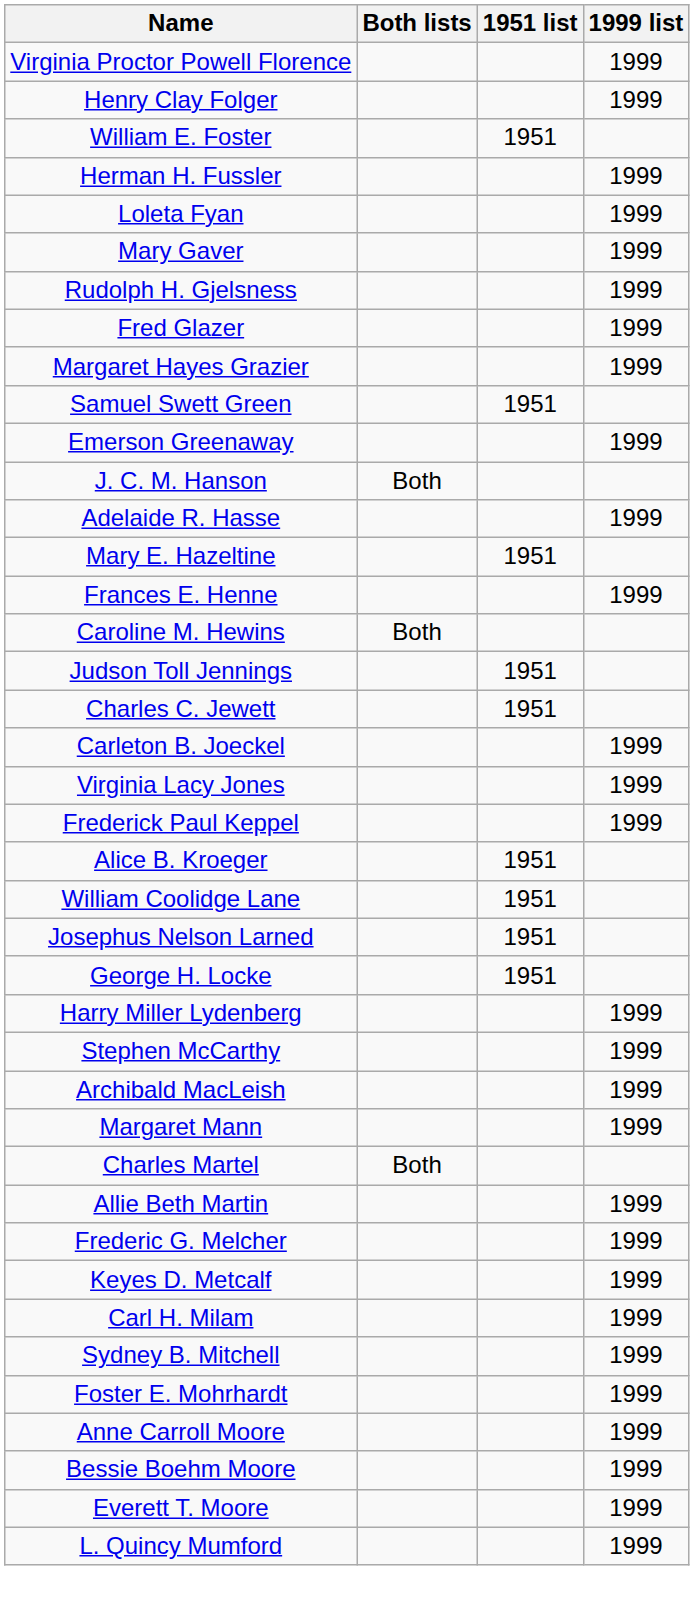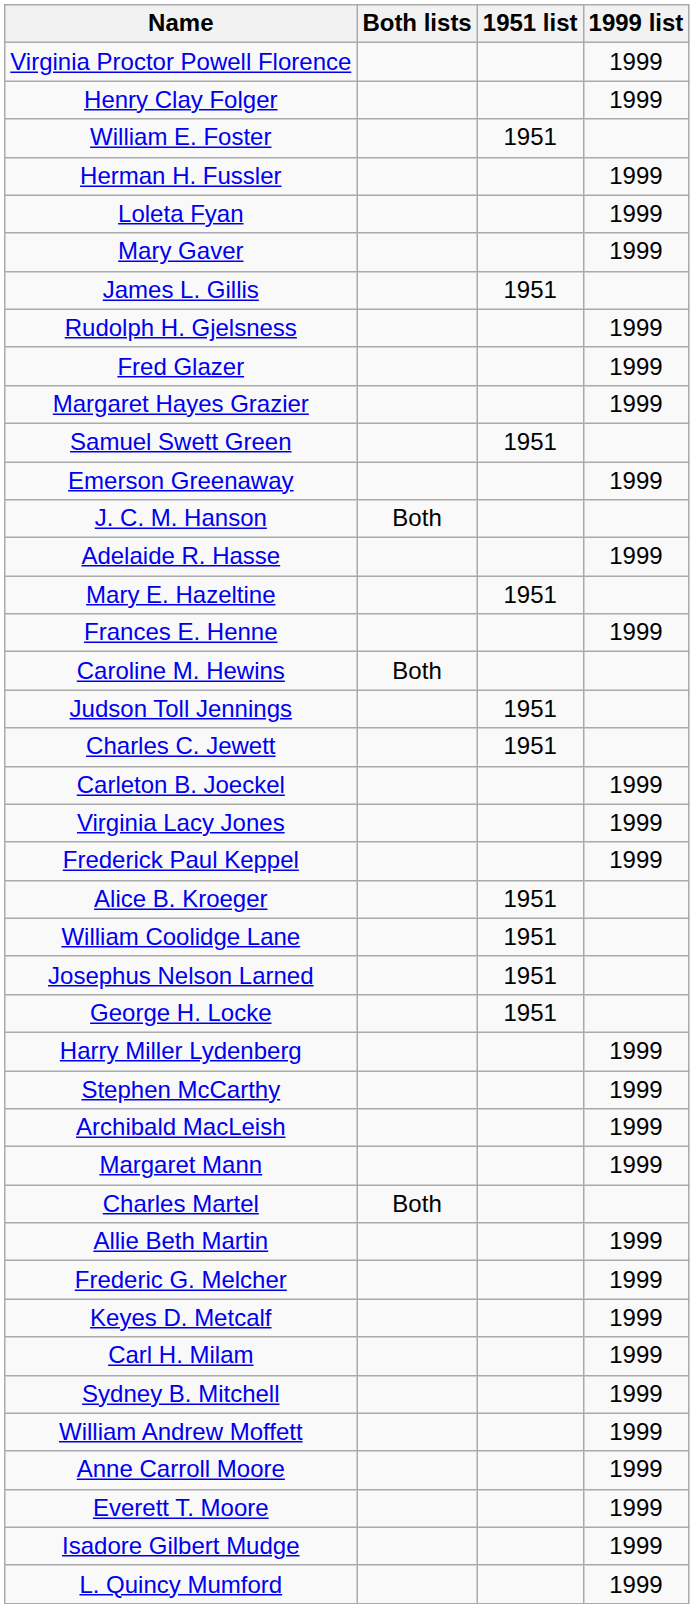+ row: (181, 289)
+ row: (181, 1431)
- row: (181, 1393)
- row: (181, 1469)
+ row: (181, 1546)
